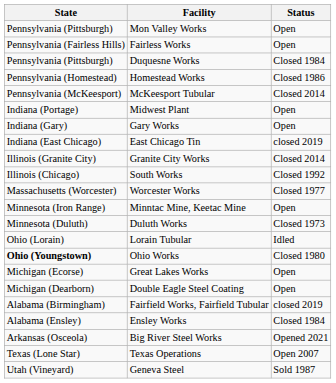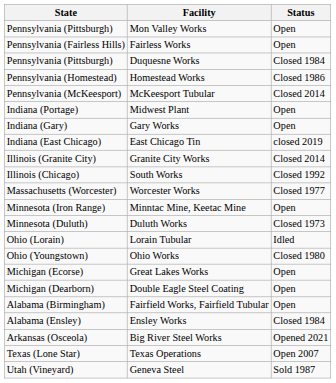(49, 256) bold -> (47, 256) normal
(298, 304) closed 2019 -> (284, 304) Open
